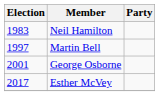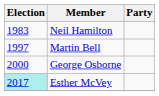(18, 64) 2001 -> (18, 64) 2000
(18, 82) no background -> (18, 82) paleturquoise background
